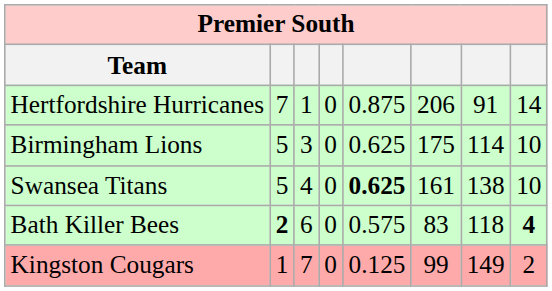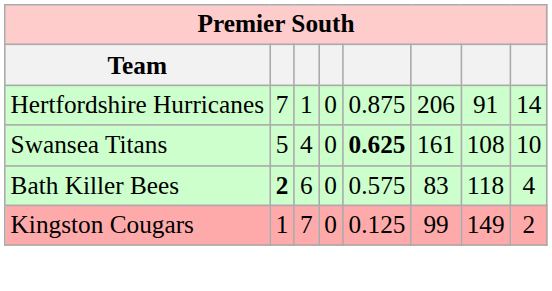- row: (106, 144)
(486, 184) 138 -> (486, 144) 108
(529, 225) bold -> (529, 184) normal
